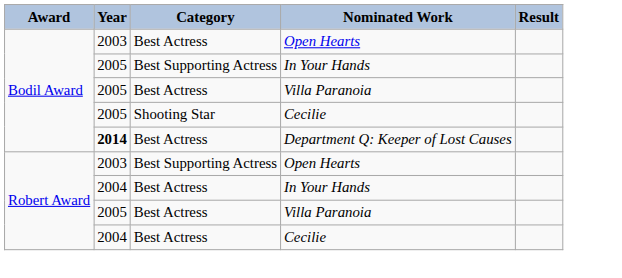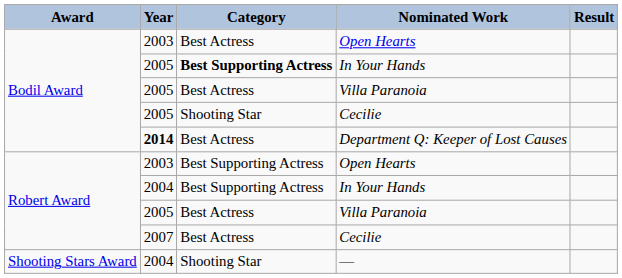(205, 66) normal -> (256, 66) bold
(171, 188) Best Actress -> (252, 188) Best Supporting Actress
(112, 237) 2004 -> (159, 237) 2007
+ row: (72, 261)
